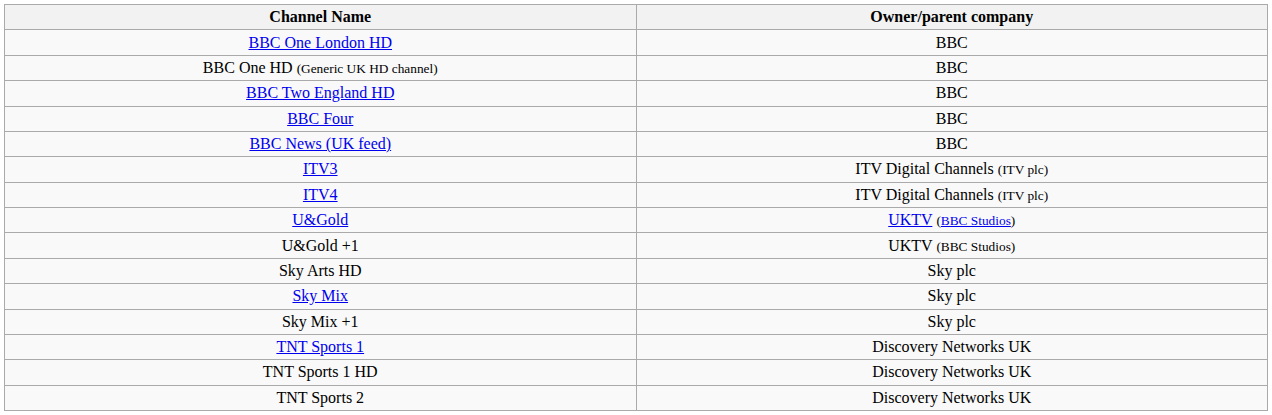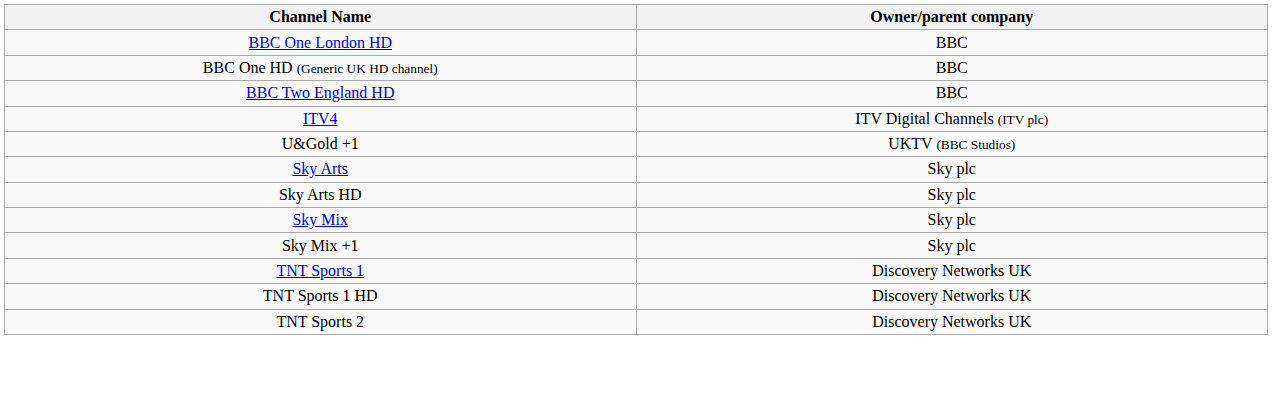- row: (320, 118)
- row: (320, 144)
- row: (320, 169)
- row: (320, 220)
+ row: (320, 169)
